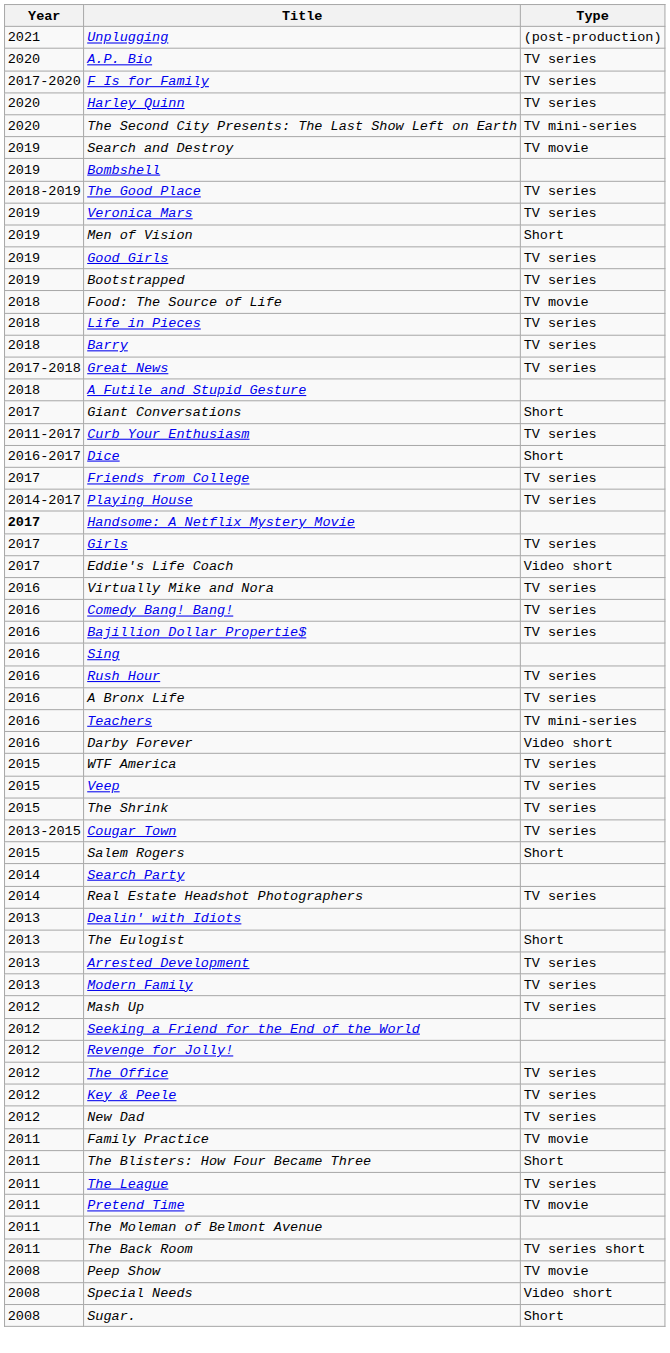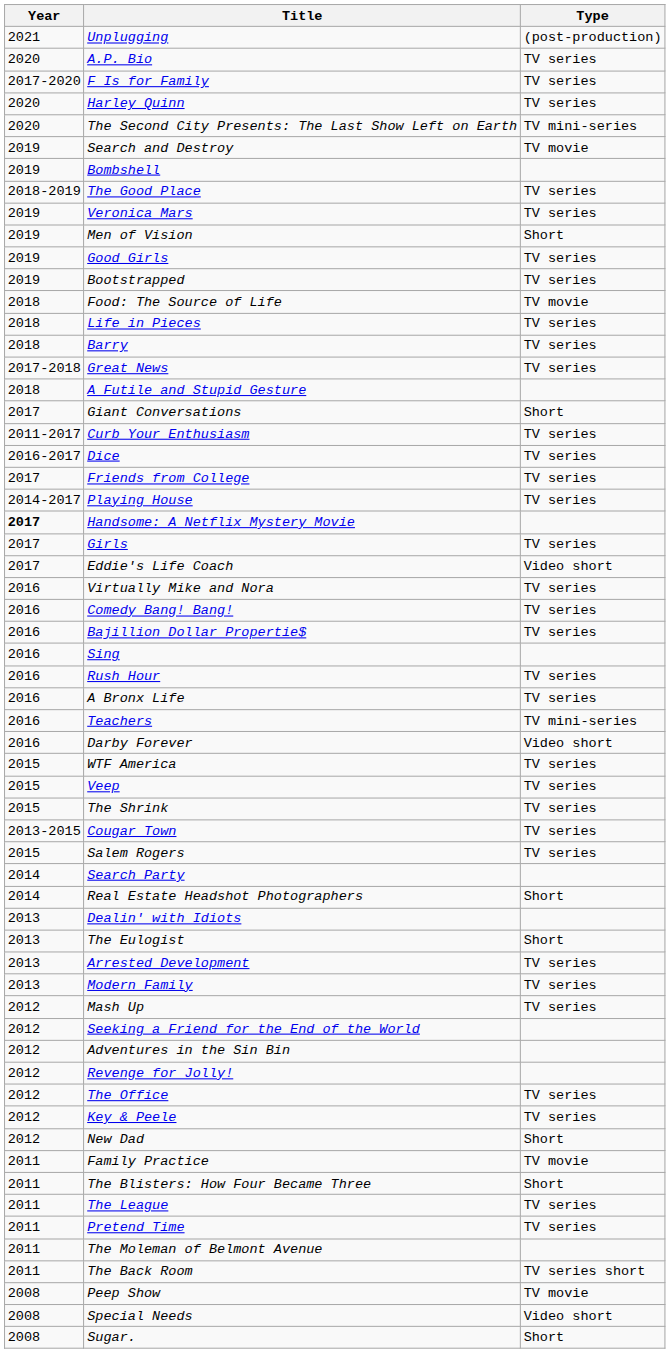(544, 456) Short -> (560, 456) TV series
(544, 853) Short -> (560, 853) TV series
(560, 897) TV series -> (544, 897) Short
+ row: (189, 1051)
(560, 1117) TV series -> (544, 1139) Short
(556, 1205) TV movie -> (560, 1227) TV series
